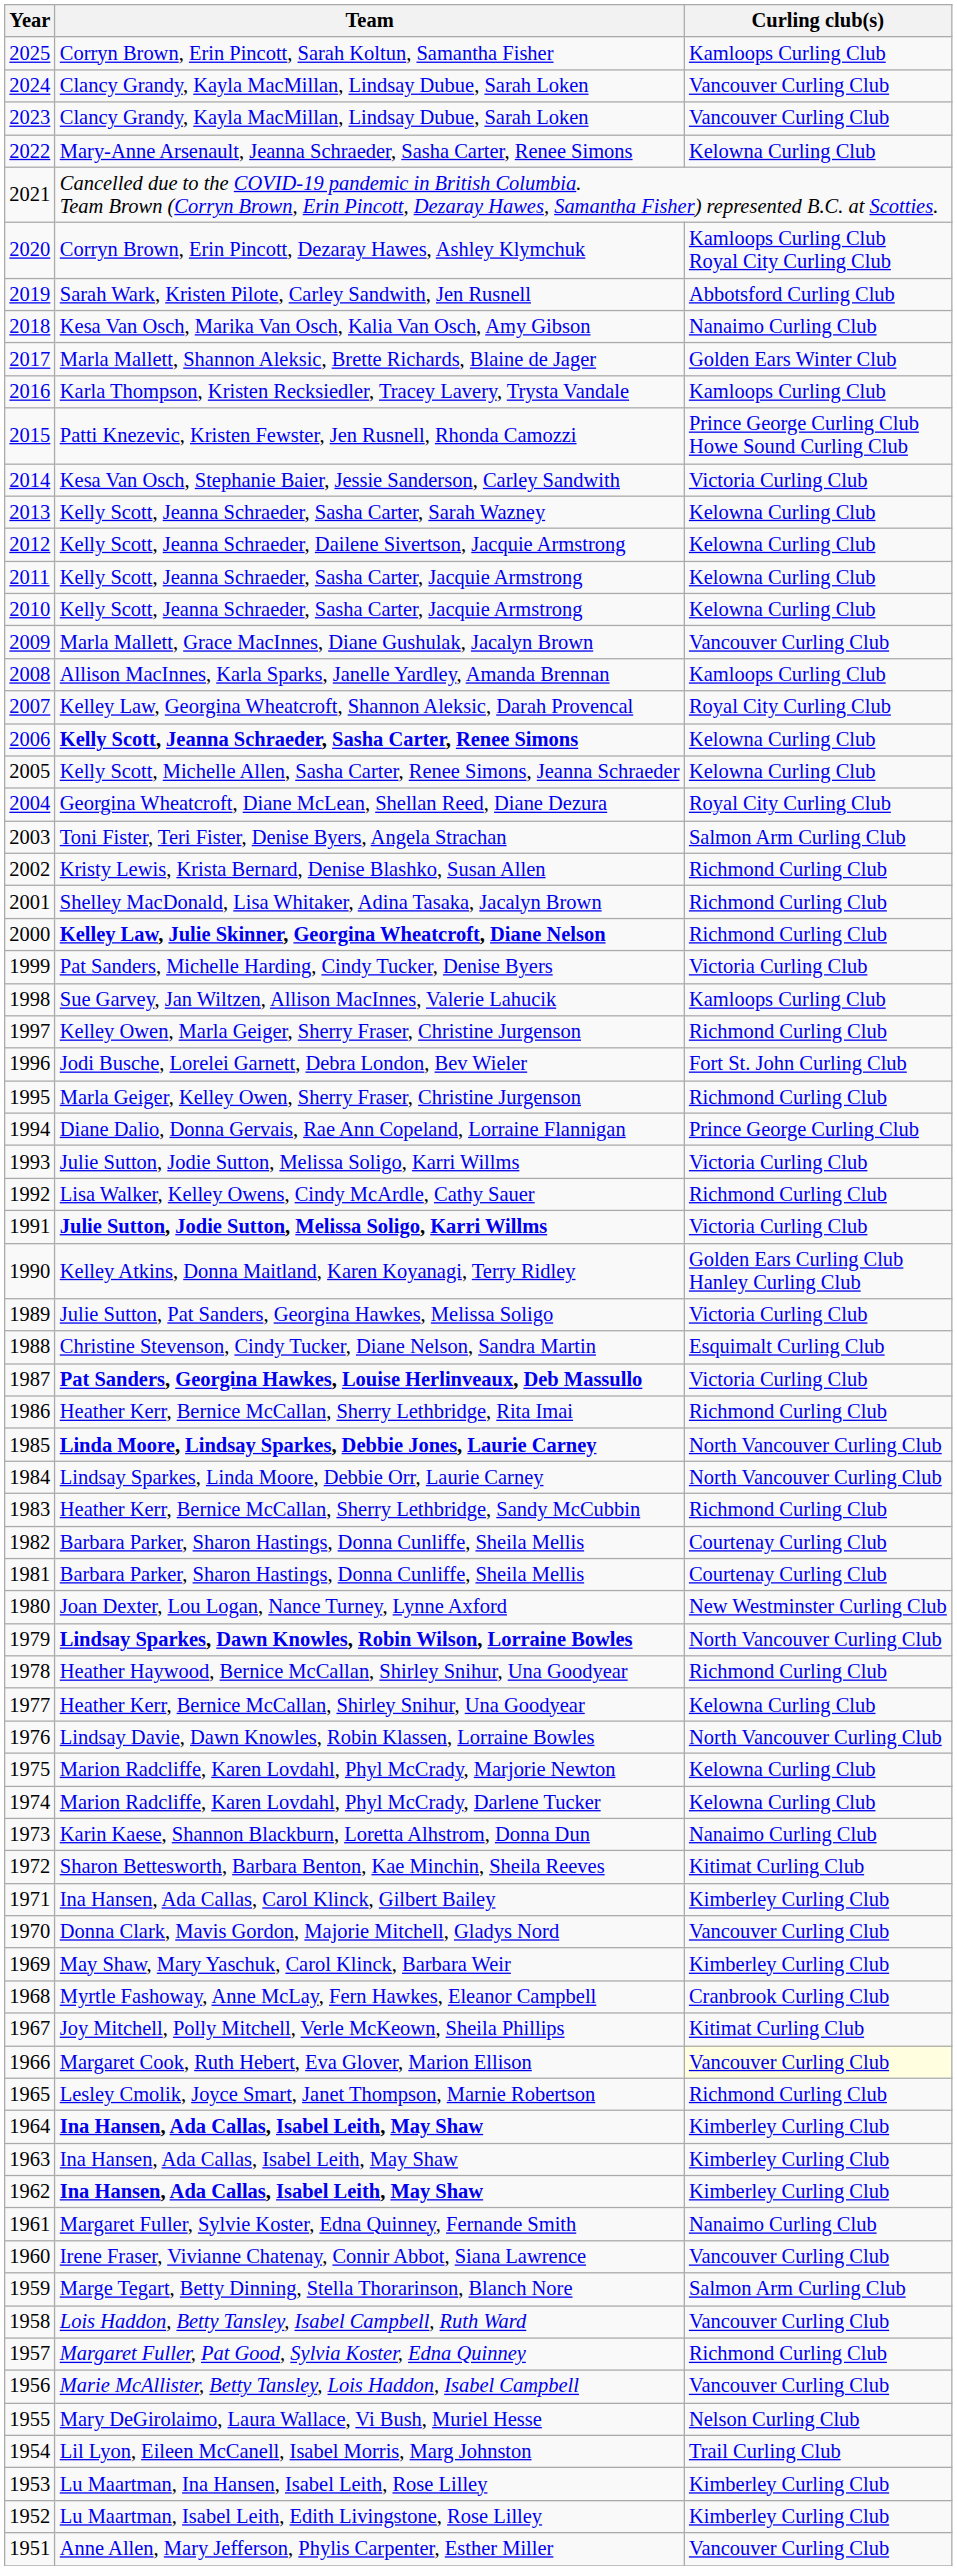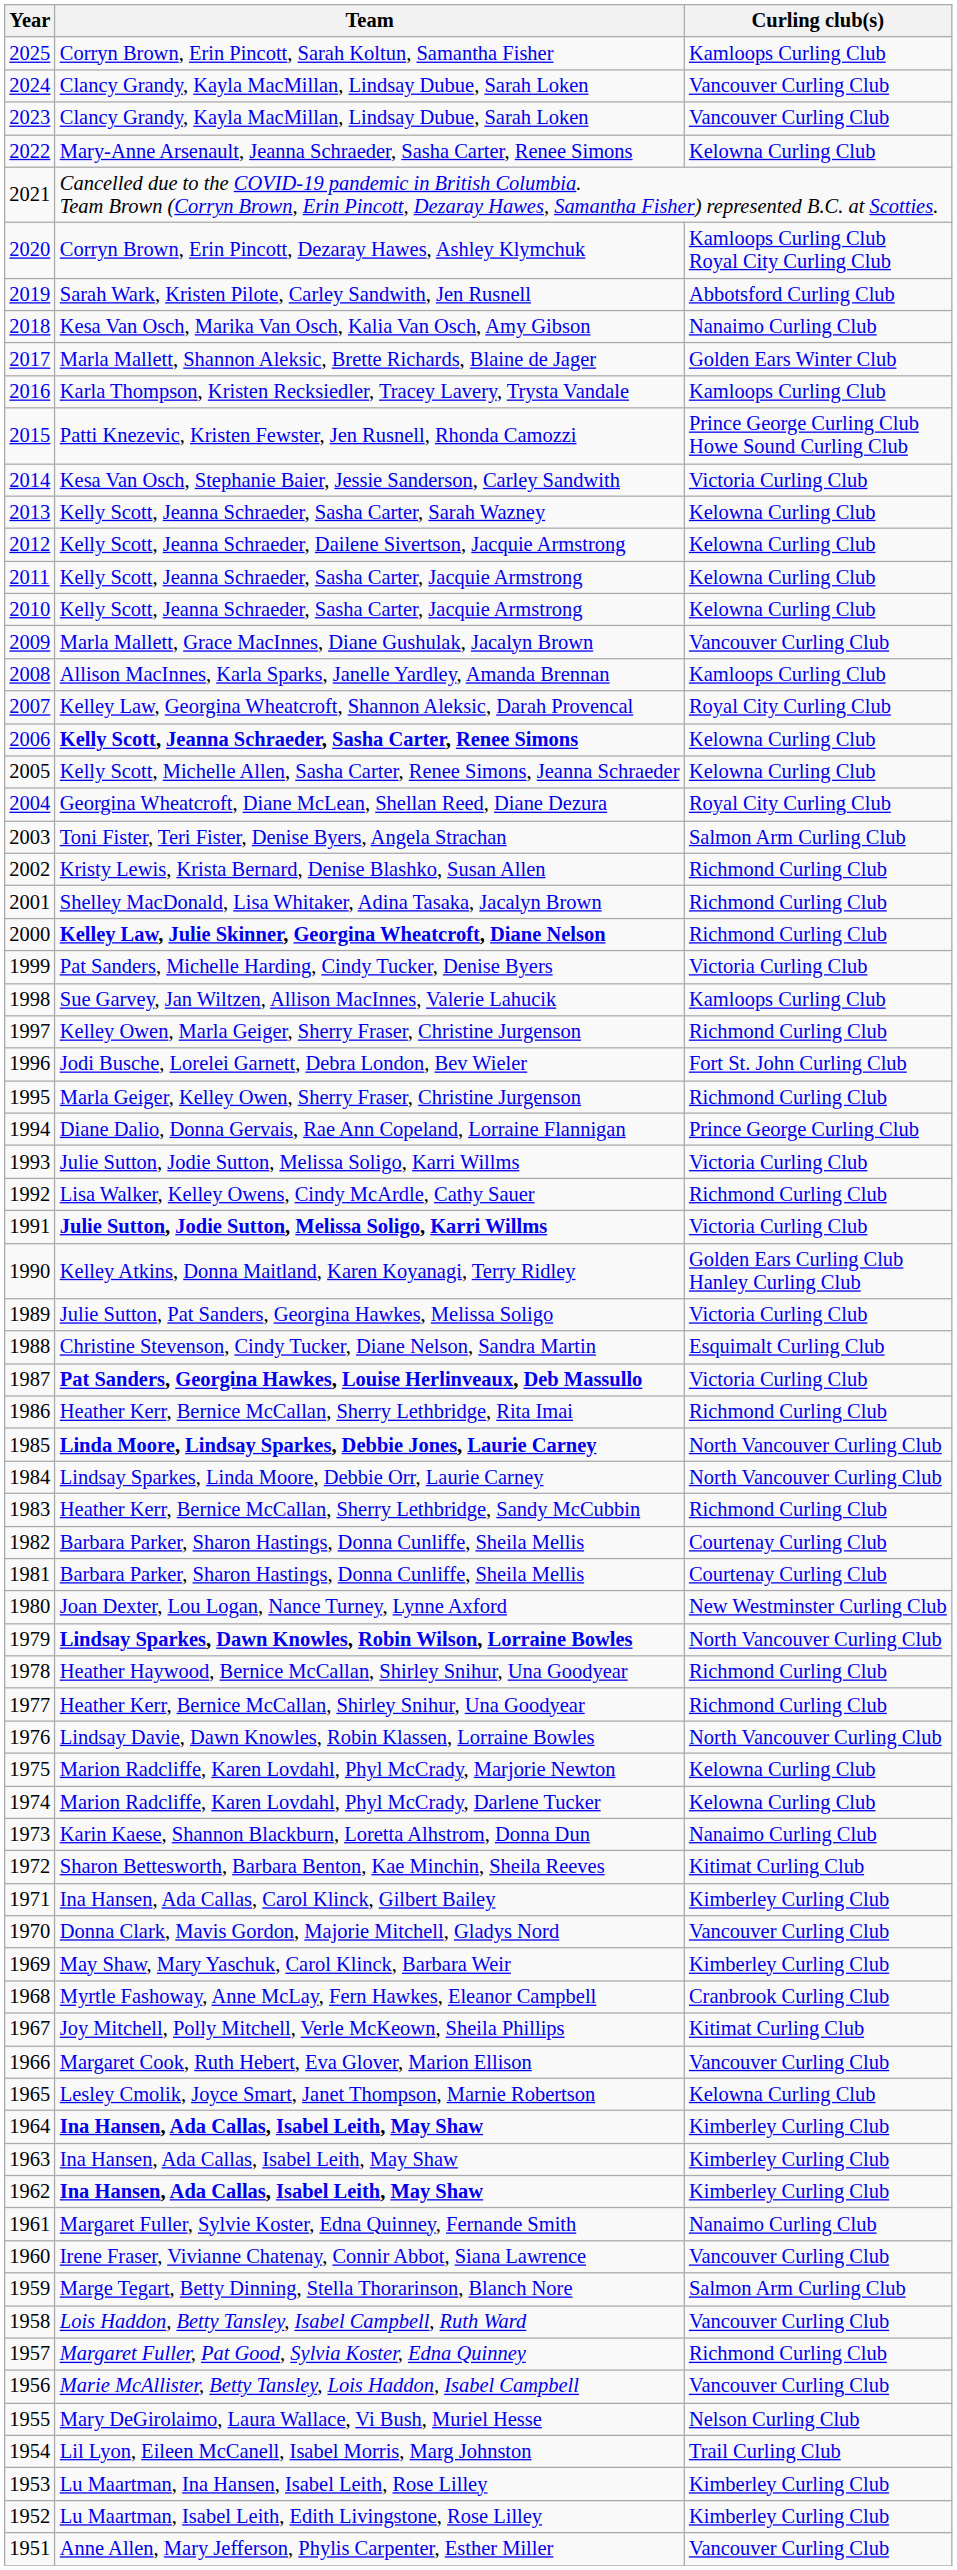(782, 1704) Kelowna Curling Club -> (788, 1704) Richmond Curling Club
(789, 2061) lightyellow background -> (789, 2061) no background
(788, 2094) Richmond Curling Club -> (782, 2094) Kelowna Curling Club
